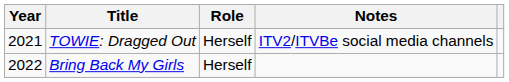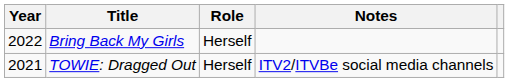rows swapped: (123, 41) <-> (117, 65)
